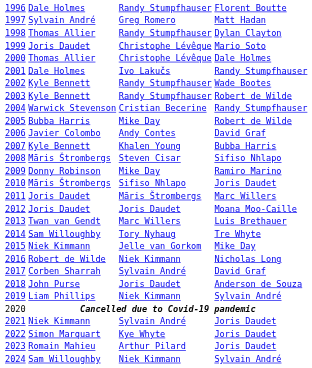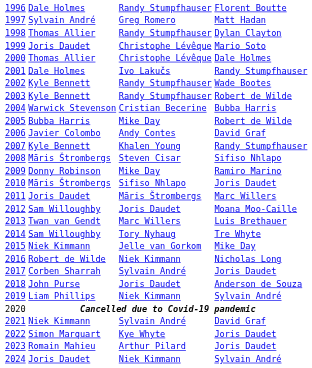(261, 108) Randy Stumpfhauser -> (245, 108) Bubba Harris
(245, 146) Bubba Harris -> (261, 146) Randy Stumpfhauser
(59, 209) Joris Daudet -> (64, 209) Sam Willoughby
(240, 271) David Graf -> (245, 271) Joris Daudet
(245, 321) Joris Daudet -> (240, 321) David Graf
(64, 359) Sam Willoughby -> (59, 359) Joris Daudet
